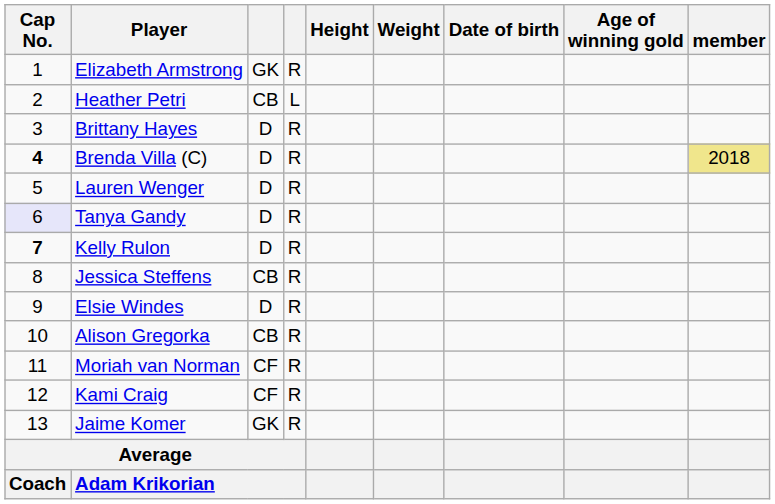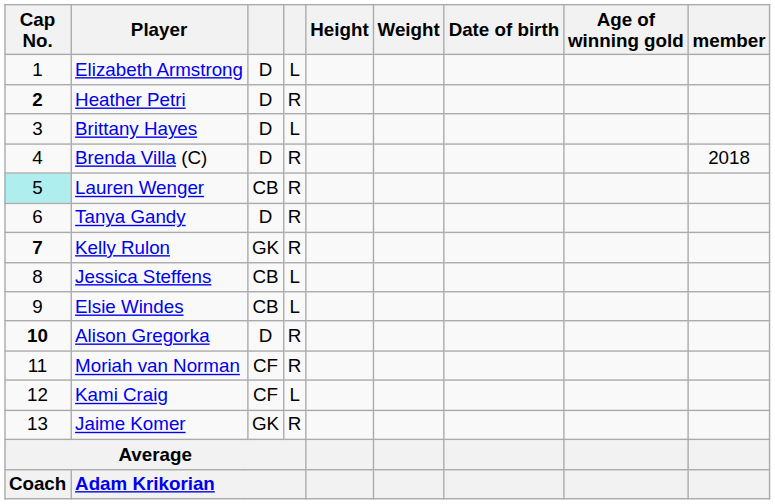(265, 69) GK -> (265, 69) D
(295, 69) R -> (295, 69) L
(38, 99) normal -> (38, 99) bold
(265, 99) CB -> (265, 99) D
(295, 99) L -> (295, 99) R
(295, 129) R -> (295, 129) L
(38, 158) bold -> (38, 158) normal
(729, 158) khaki background -> (729, 158) no background
(38, 188) no background -> (38, 188) paleturquoise background
(265, 188) D -> (265, 188) CB
(38, 217) lavender background -> (38, 217) no background
(265, 247) D -> (265, 247) GK
(295, 276) R -> (295, 276) L
(265, 306) D -> (265, 306) CB
(295, 306) R -> (295, 306) L
(38, 336) normal -> (38, 336) bold
(265, 336) CB -> (265, 336) D
(295, 395) R -> (295, 395) L
